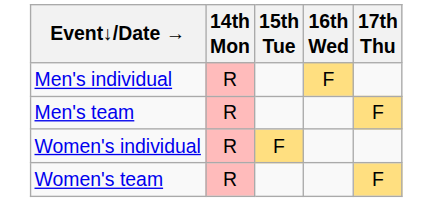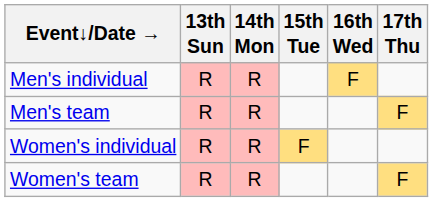+ column: (205, 34)
